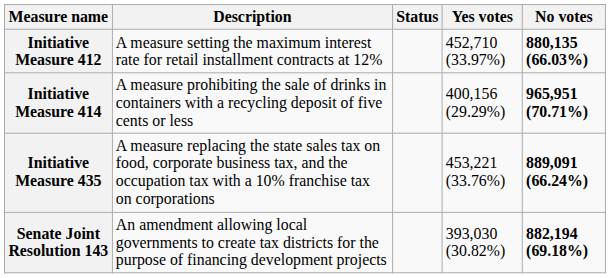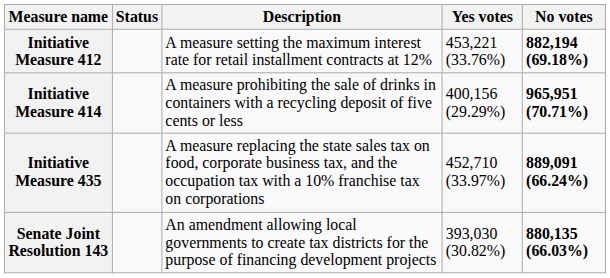columns swapped: (252, 17) <-> (417, 17)
(476, 51) 452,710 (33.97%) -> (476, 51) 453,221 (33.76%)
(557, 51) 880,135 (66.03%) -> (557, 51) 882,194 (69.18%)
(476, 172) 453,221 (33.76%) -> (476, 172) 452,710 (33.97%)
(557, 242) 882,194 (69.18%) -> (557, 242) 880,135 (66.03%)
